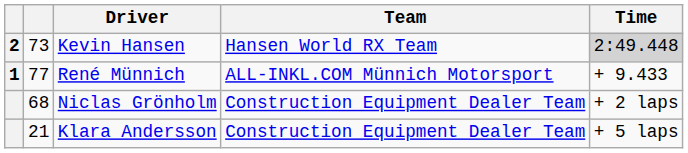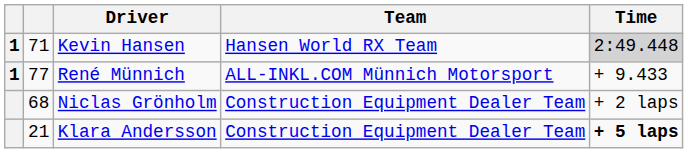(14, 48) 2 -> (14, 48) 1
(39, 48) 73 -> (39, 48) 71
(636, 133) normal -> (636, 133) bold
